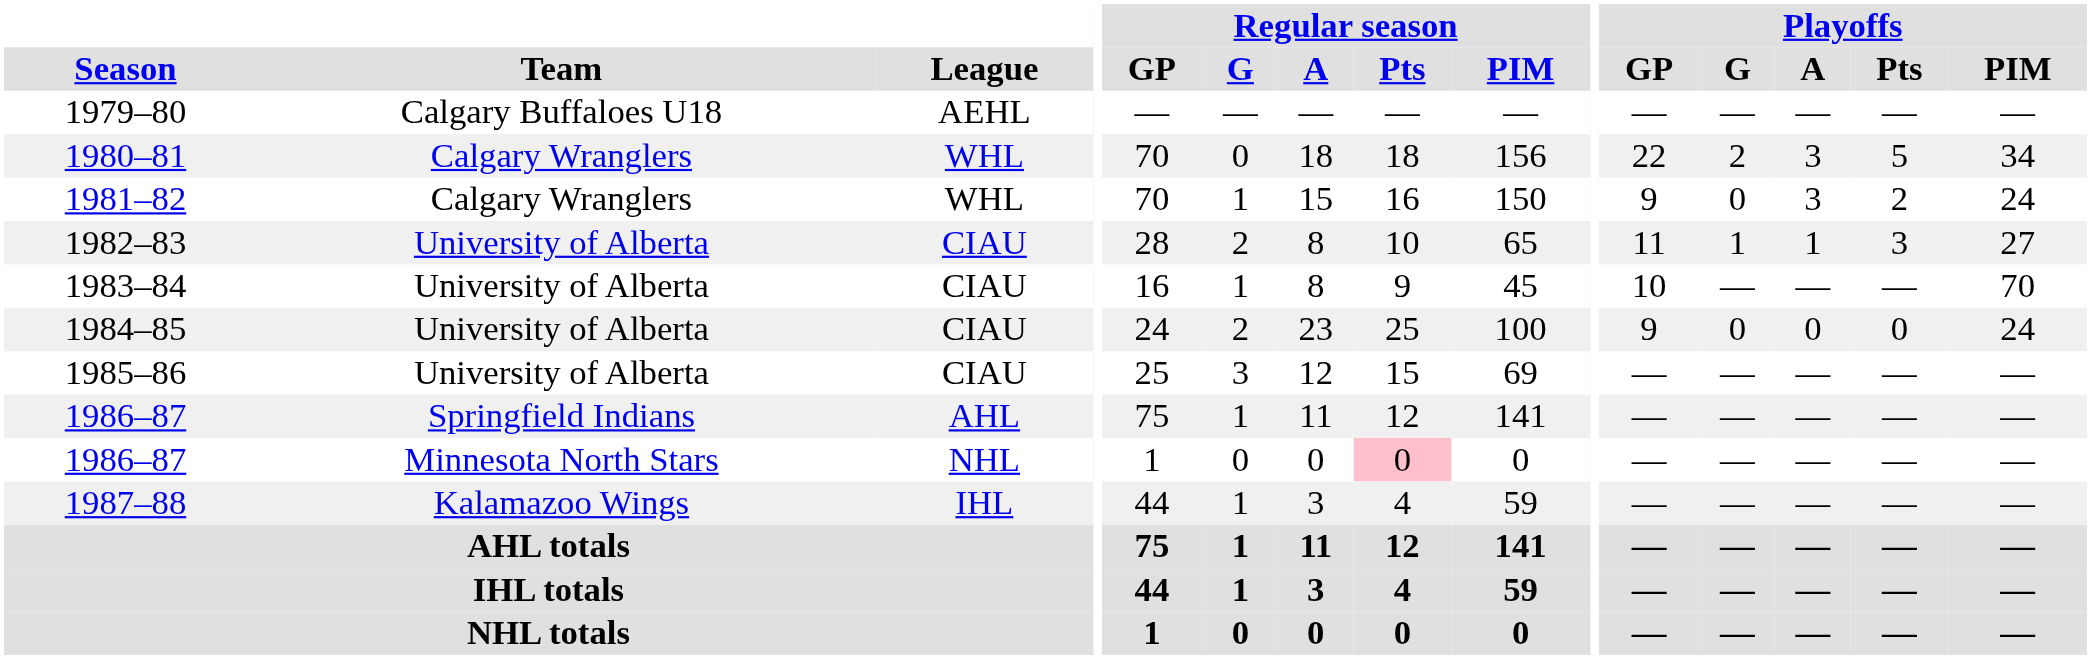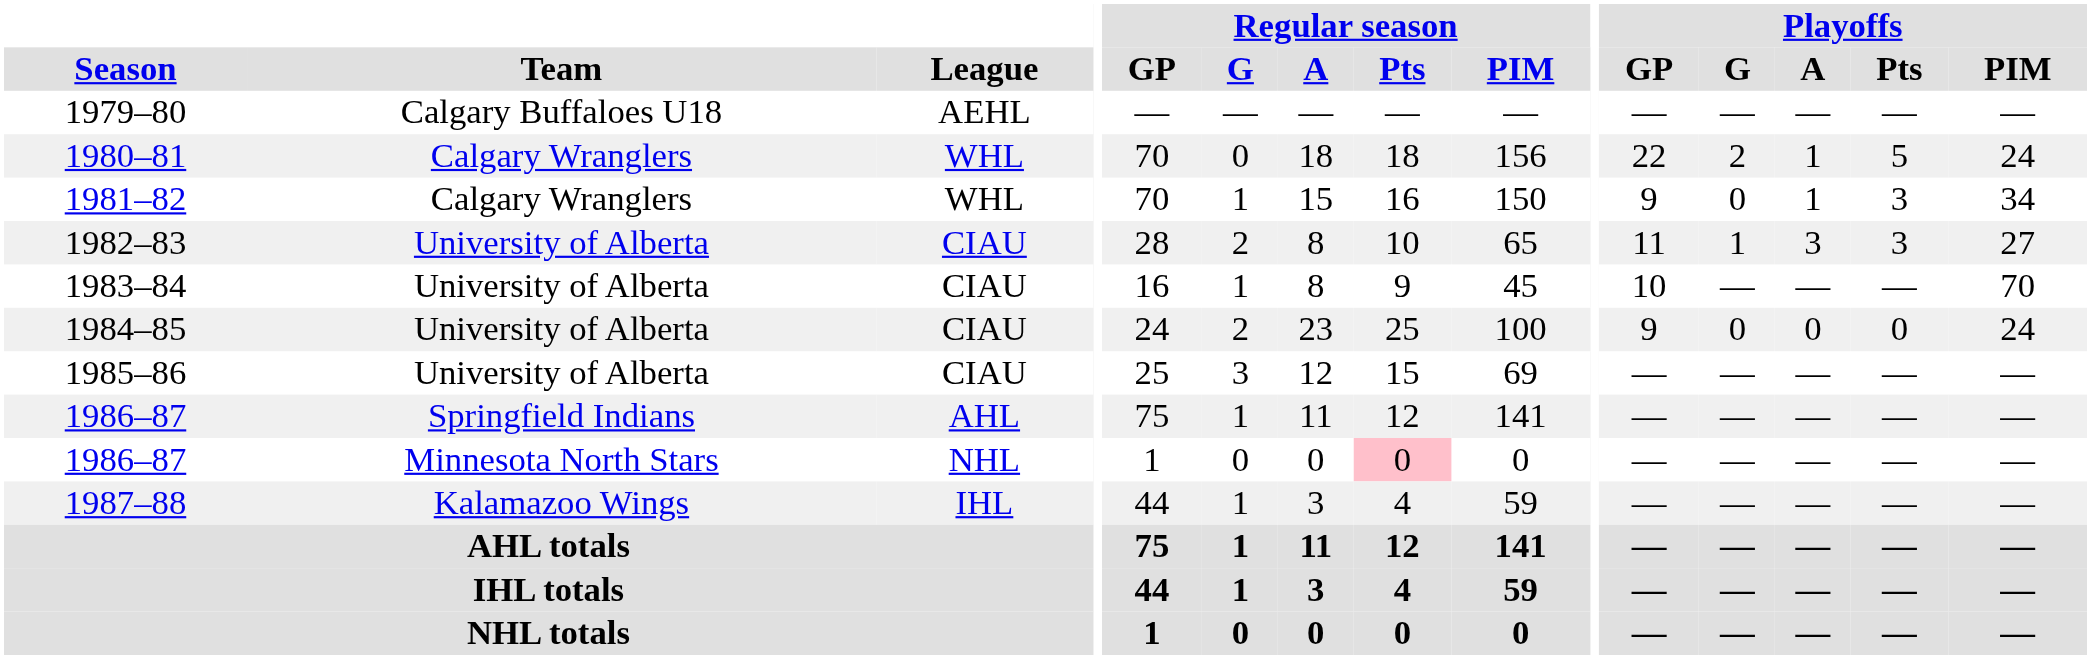(1813, 155) 3 -> (1813, 155) 1
(2018, 155) 34 -> (2018, 155) 24
(1813, 198) 3 -> (1813, 198) 1
(1899, 198) 2 -> (1899, 198) 3
(2018, 198) 24 -> (2018, 198) 34
(1813, 242) 1 -> (1813, 242) 3
